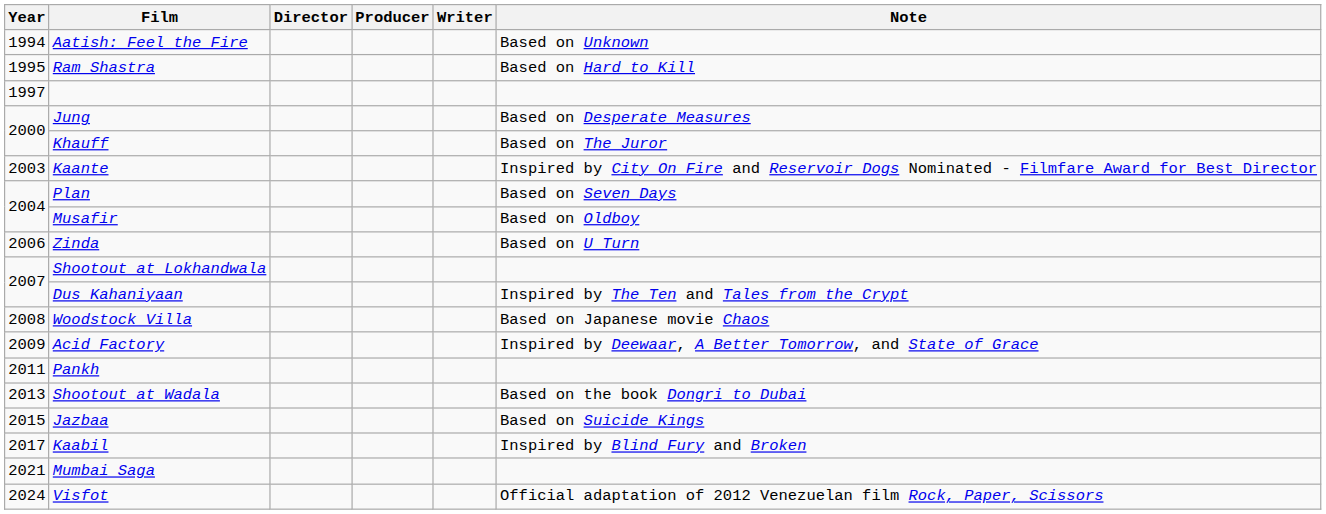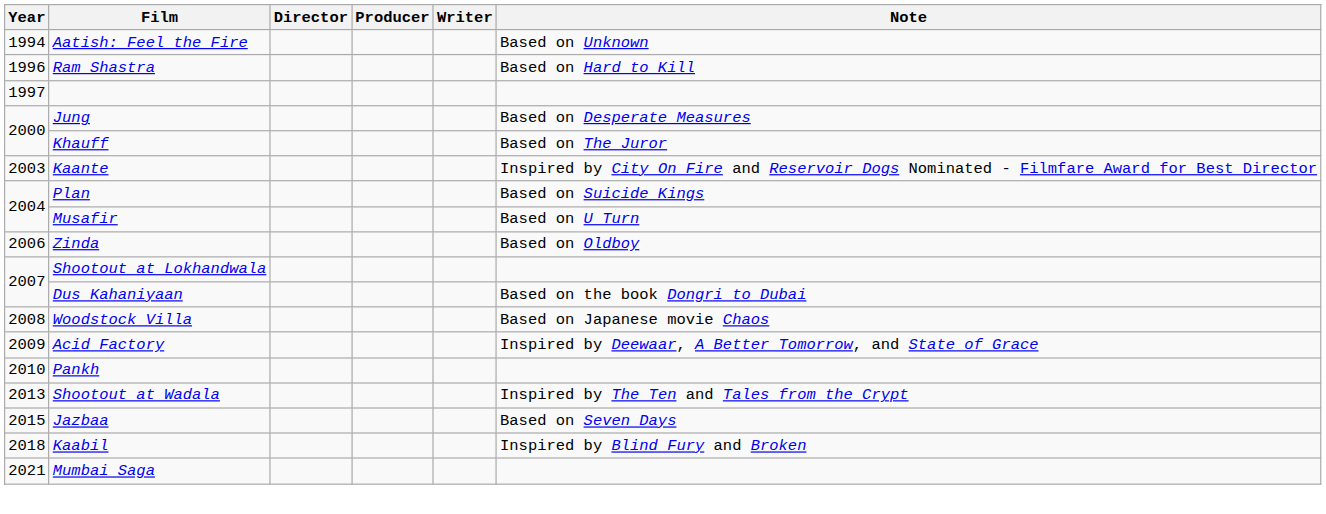(27, 68) 1995 -> (27, 68) 1996
(588, 194) Based on Seven Days -> (602, 194) Based on Suicide Kings
(570, 219) Based on Oldboy -> (570, 219) Based on U Turn
(570, 244) Based on U Turn -> (570, 244) Based on Oldboy
(704, 295) Inspired by The Ten and Tales from the Crypt -> (653, 295) Based on the book Dongri to Dubai
(27, 370) 2011 -> (27, 370) 2010
(653, 395) Based on the book Dongri to Dubai -> (704, 395) Inspired by The Ten and Tales from the Crypt
(602, 421) Based on Suicide Kings -> (588, 421) Based on Seven Days
(27, 446) 2017 -> (27, 446) 2018
- row: (81, 496)
